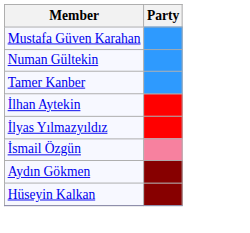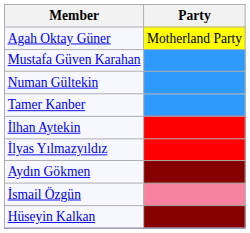+ row: (59, 38)
rows swapped: (44, 150) <-> (49, 172)
